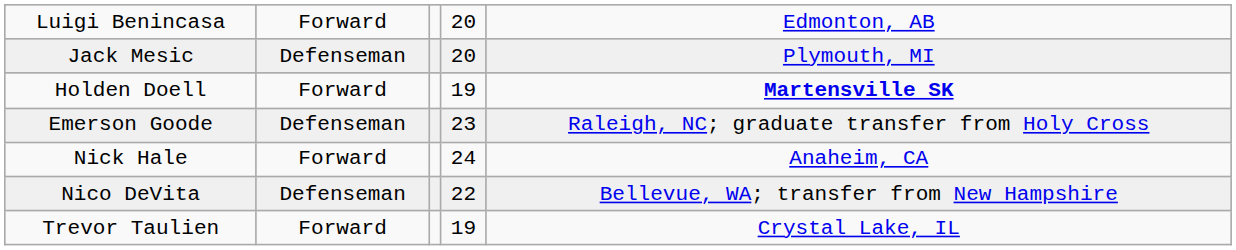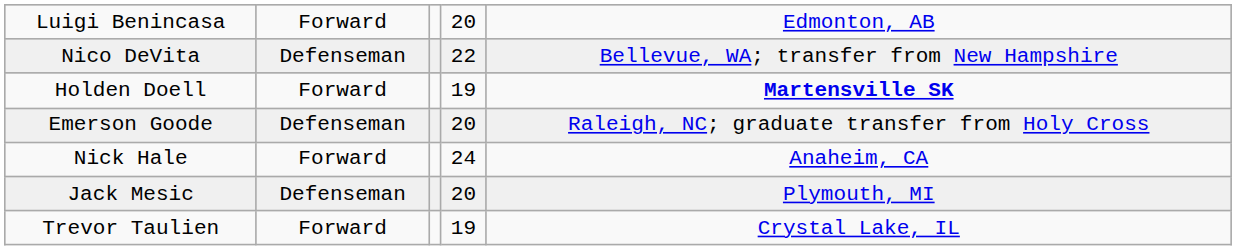rows swapped: (131, 194) <-> (131, 56)
(464, 125) 23 -> (464, 125) 20
